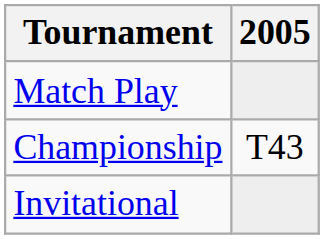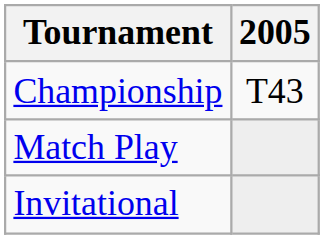rows swapped: (96, 89) <-> (118, 146)
